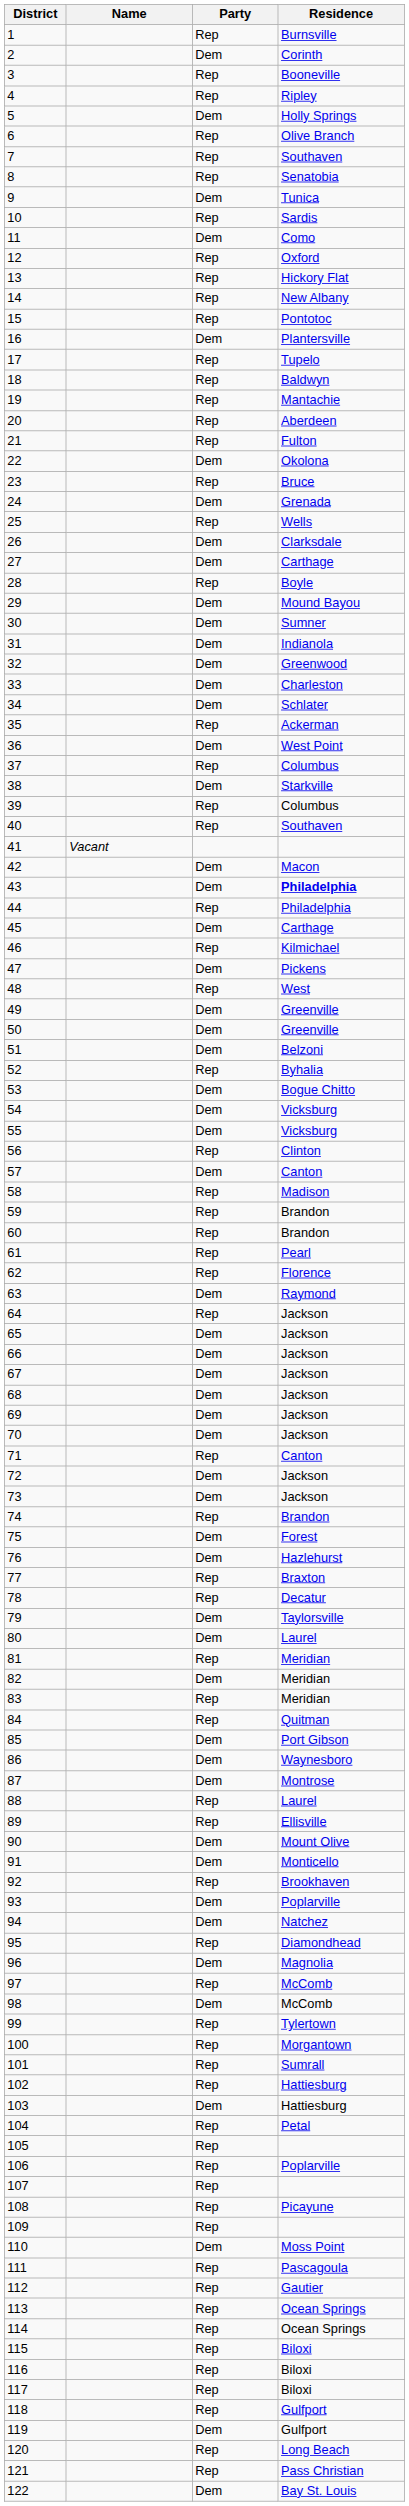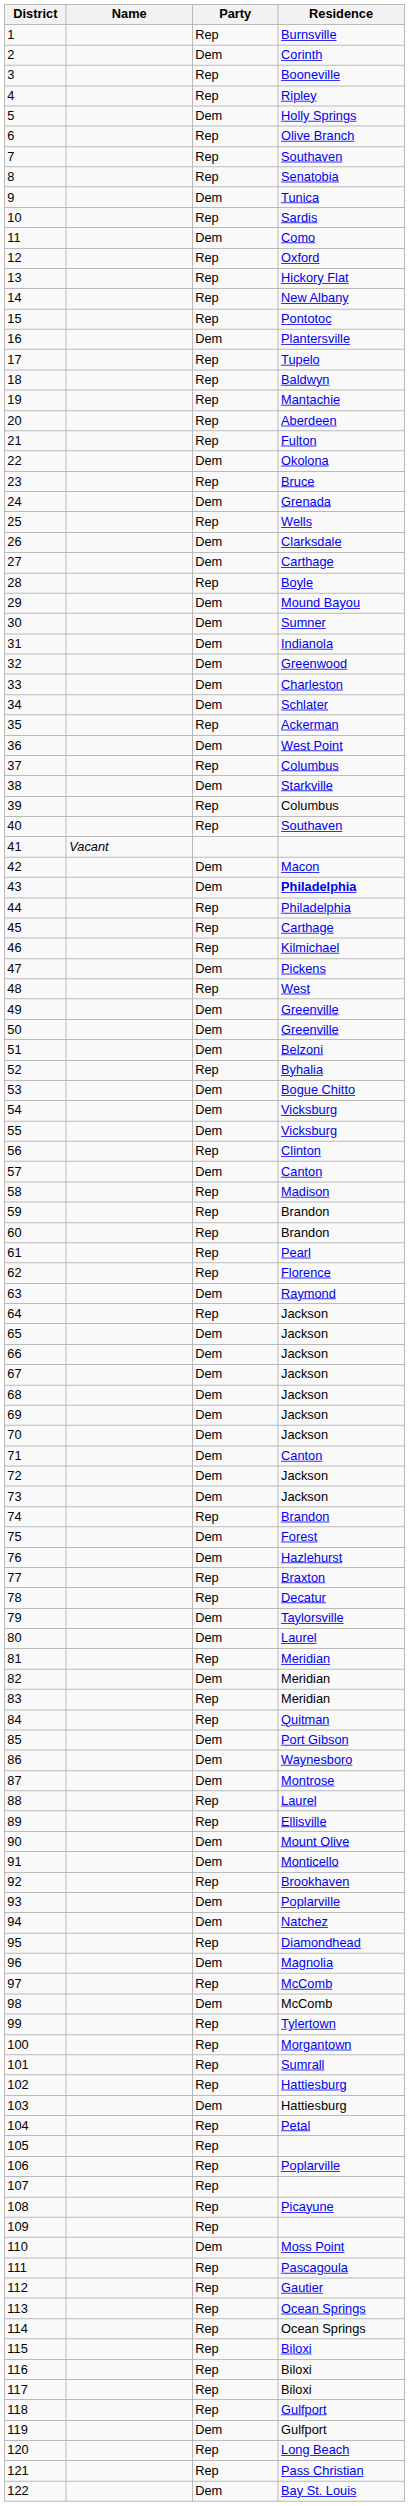(209, 928) Dem -> (207, 928) Rep
(207, 1455) Rep -> (209, 1455) Dem
